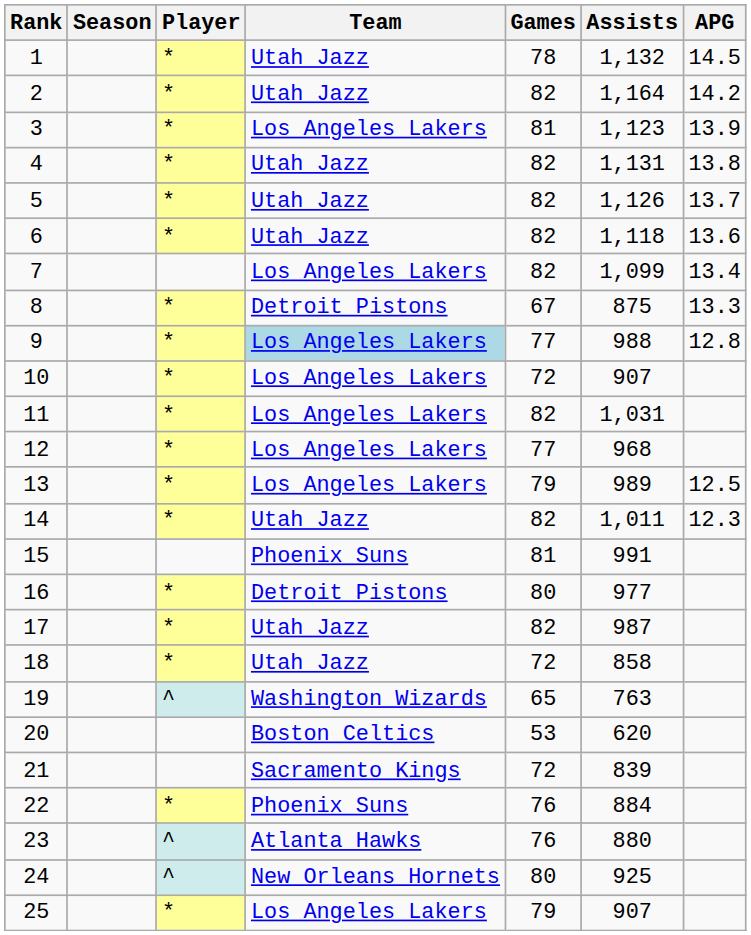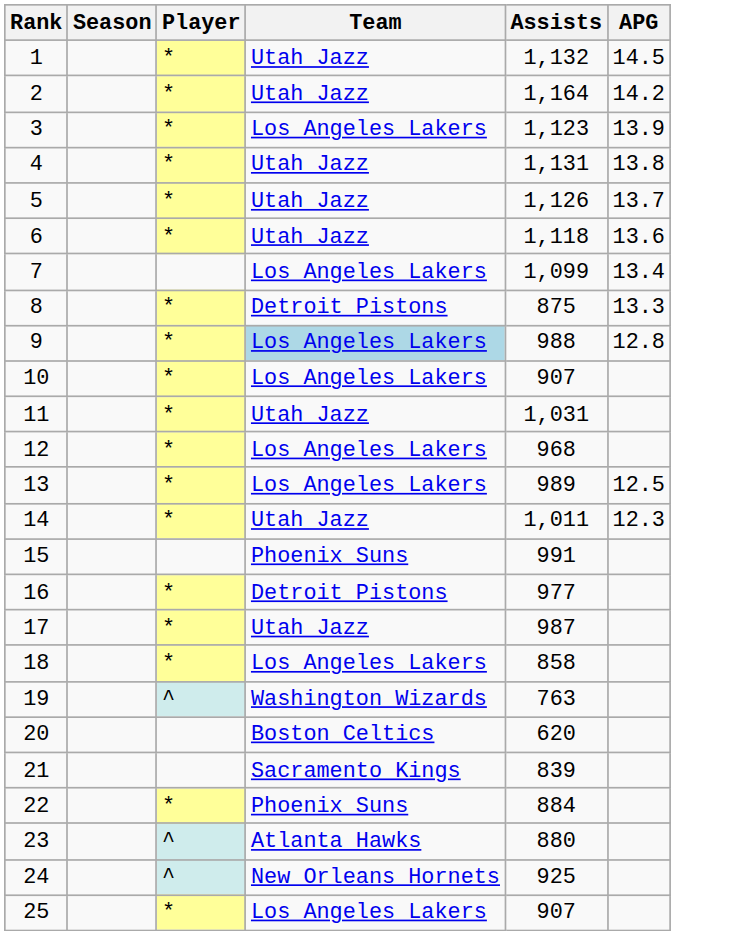- column: (543, 23)
(369, 414) Los Angeles Lakers -> (310, 414) Utah Jazz
(310, 663) Utah Jazz -> (369, 663) Los Angeles Lakers
